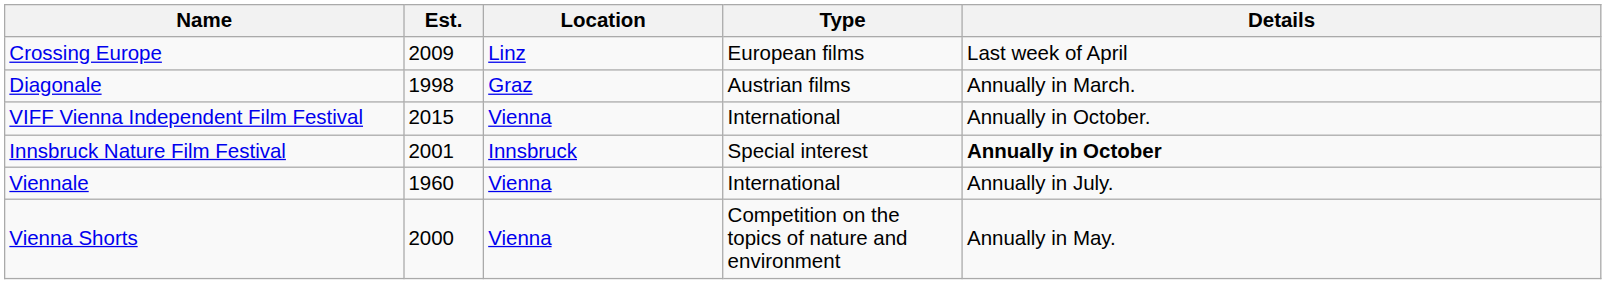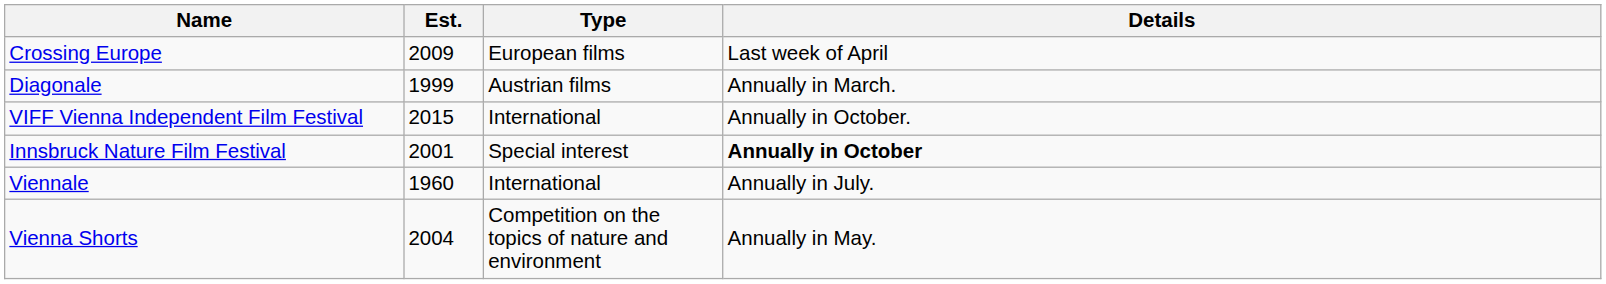- column: (603, 20)
(431, 85) 1998 -> (431, 85) 1999
(431, 238) 2000 -> (431, 238) 2004
